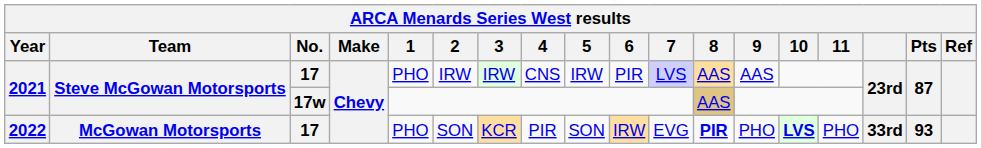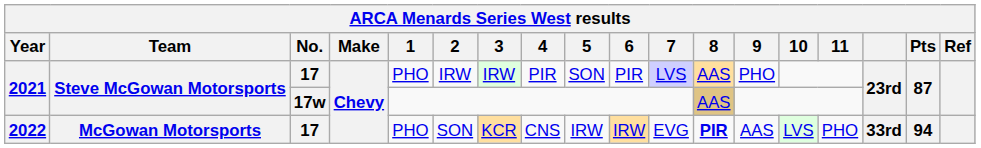(543, 74) CNS -> (543, 74) PIR
(587, 74) IRW -> (587, 74) SON
(757, 74) AAS -> (757, 74) PHO
(543, 129) PIR -> (543, 129) CNS
(587, 129) SON -> (587, 129) IRW
(757, 129) PHO -> (757, 129) AAS
(799, 129) bold -> (798, 129) normal
(924, 129) 93 -> (923, 129) 94
